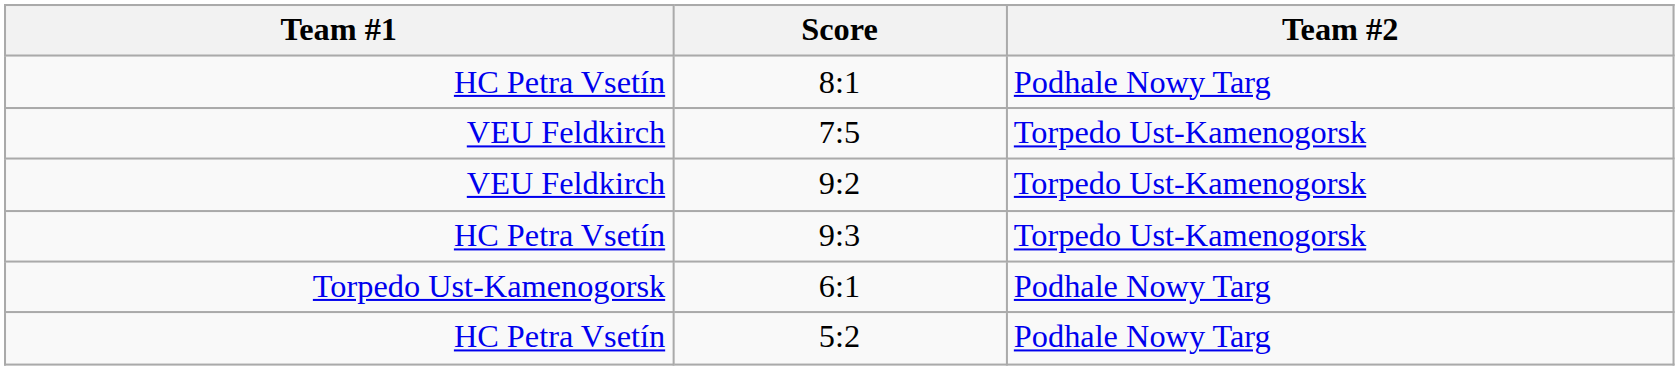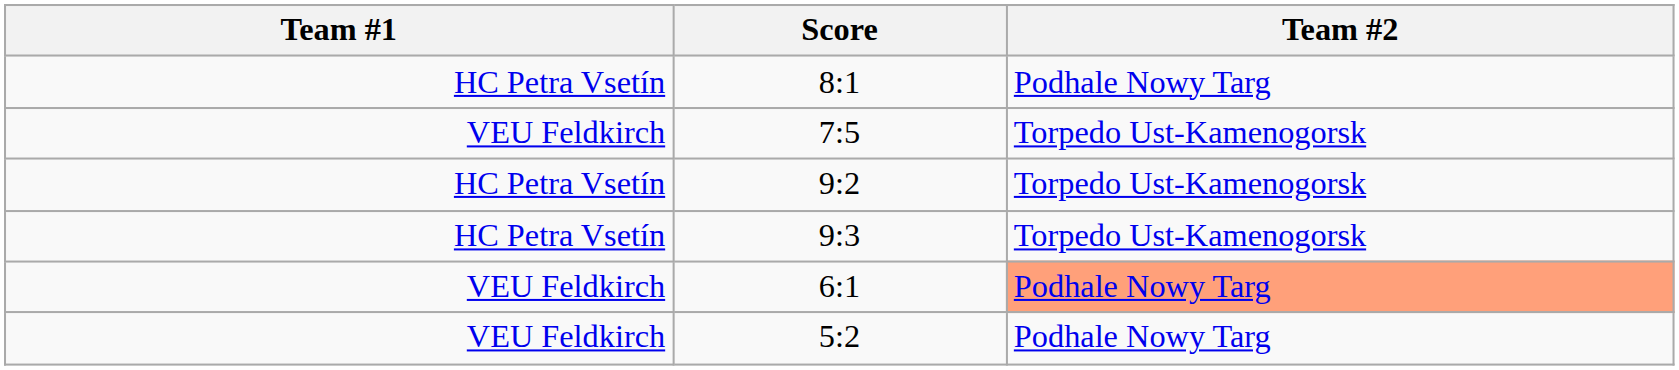(566, 183) VEU Feldkirch -> (560, 183) HC Petra Vsetín
(489, 286) Torpedo Ust-Kamenogorsk -> (566, 286) VEU Feldkirch
(1142, 286) no background -> (1142, 286) lightsalmon background
(560, 337) HC Petra Vsetín -> (566, 337) VEU Feldkirch
